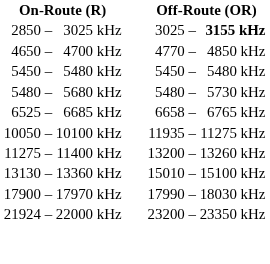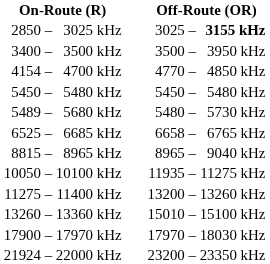+ row: (92, 51)
(26, 51) 4650 -> (26, 71) 4154
(26, 92) 5480 -> (26, 112) 5489
+ row: (92, 153)
(22, 173) 13130 -> (22, 214) 13260
(166, 194) 17990 -> (166, 235) 17970
